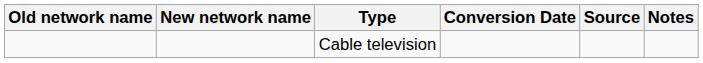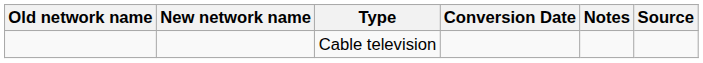columns swapped: (671, 17) <-> (612, 17)
